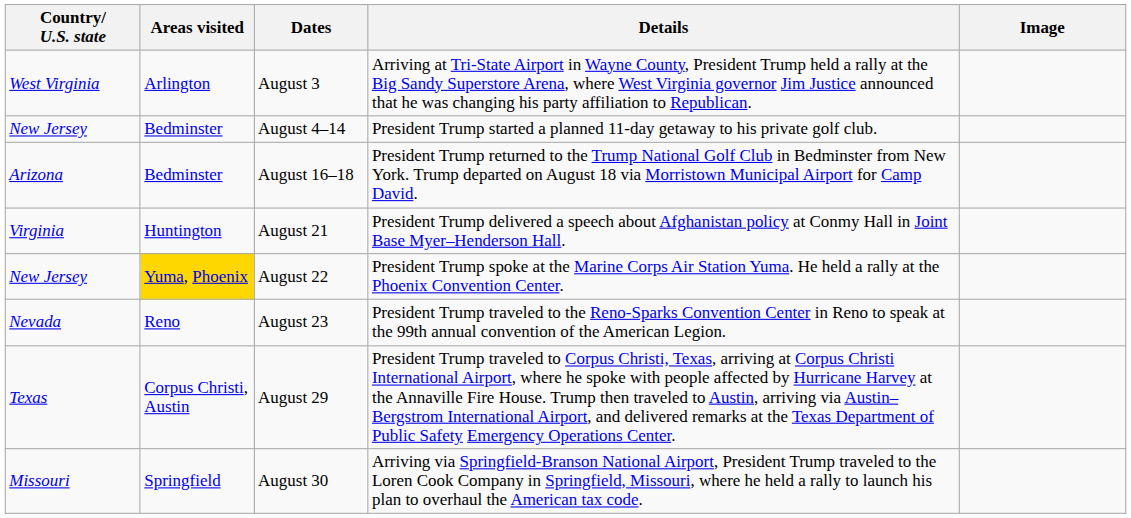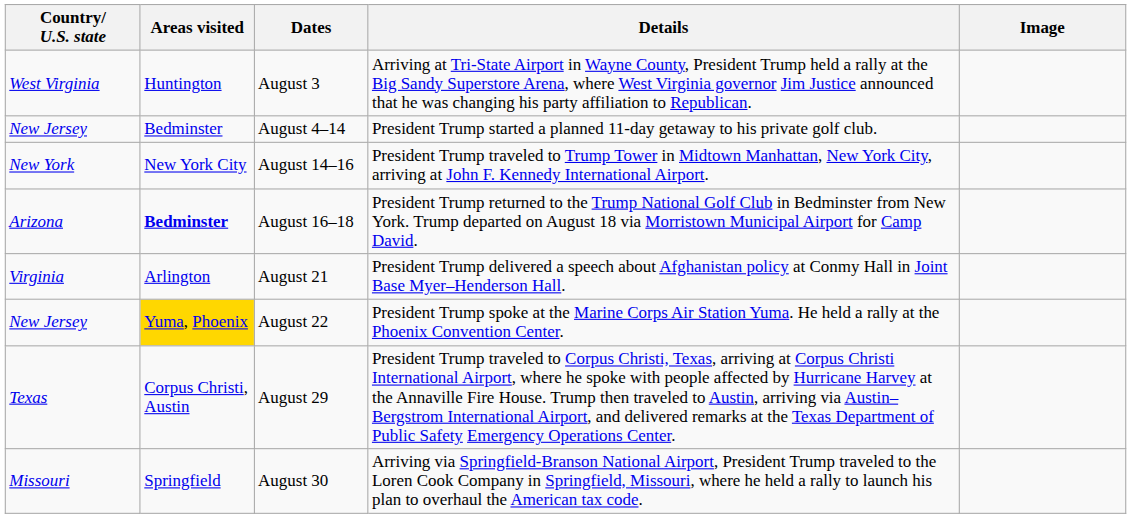(177, 83) Arlington -> (183, 83) Huntington
+ row: (306, 165)
(183, 174) normal -> (186, 220) bold
(183, 230) Huntington -> (177, 276) Arlington
- row: (293, 322)
